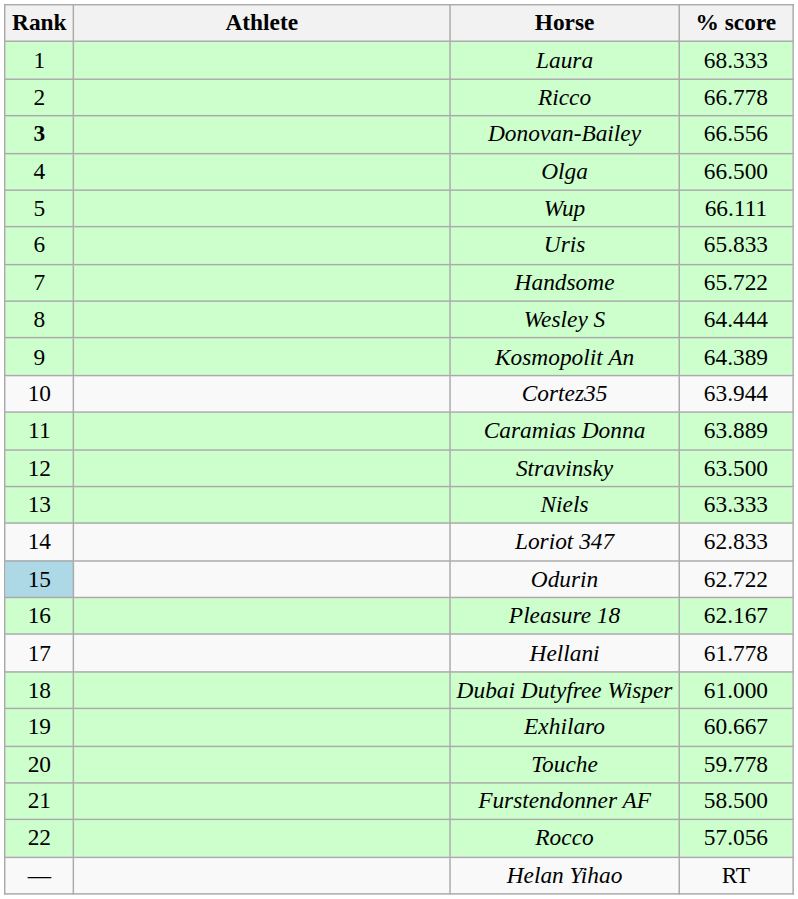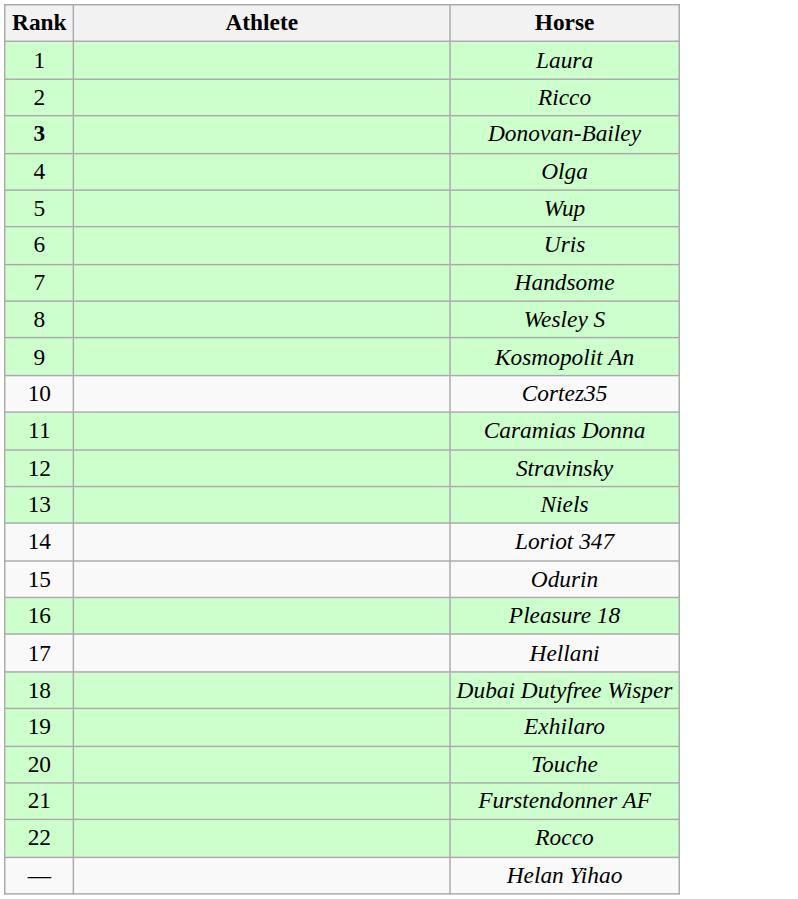- column: (736, 23)
(39, 578) lightblue background -> (39, 578) no background
